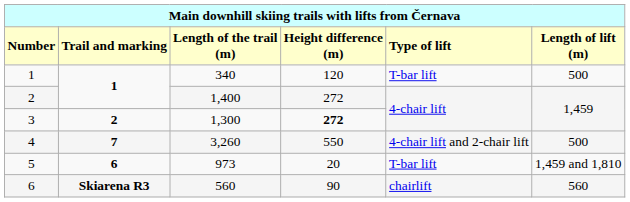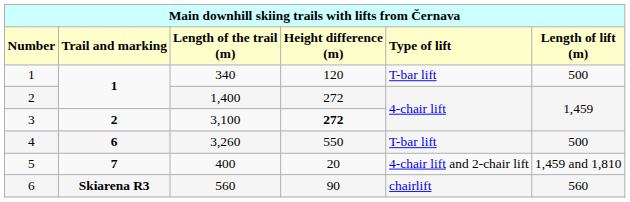(225, 120) 1,300 -> (225, 120) 3,100
(114, 142) 7 -> (114, 142) 6
(459, 142) 4-chair lift and 2-chair lift -> (413, 142) T-bar lift
(114, 164) 6 -> (114, 164) 7
(225, 164) 973 -> (225, 164) 400
(413, 164) T-bar lift -> (459, 164) 4-chair lift and 2-chair lift
